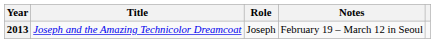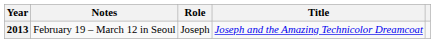columns swapped: (137, 13) <-> (352, 13)
